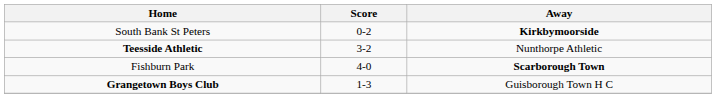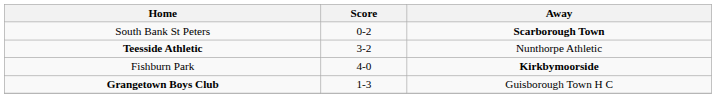(559, 31) Kirkbymoorside -> (559, 31) Scarborough Town
(559, 66) Scarborough Town -> (559, 66) Kirkbymoorside
